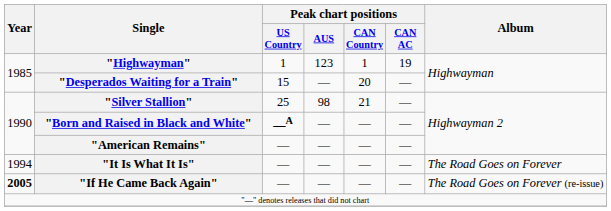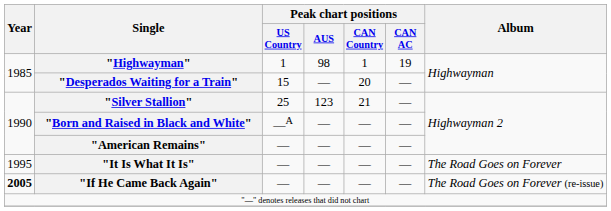(324, 63) 123 -> (324, 63) 98
(324, 102) 98 -> (324, 102) 123
(283, 123) bold -> (283, 123) normal
(20, 164) 1994 -> (20, 164) 1995
